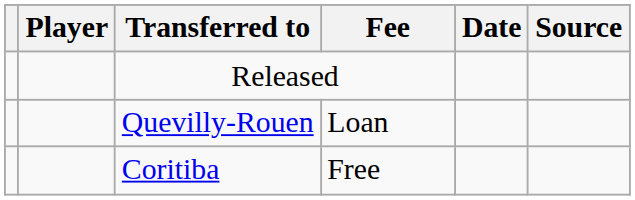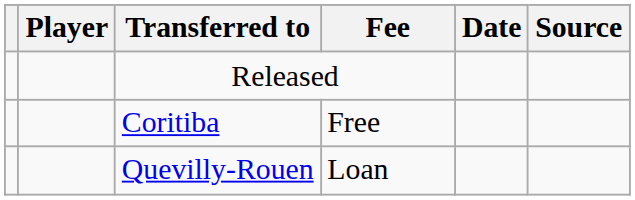rows swapped: (171, 169) <-> (218, 122)
